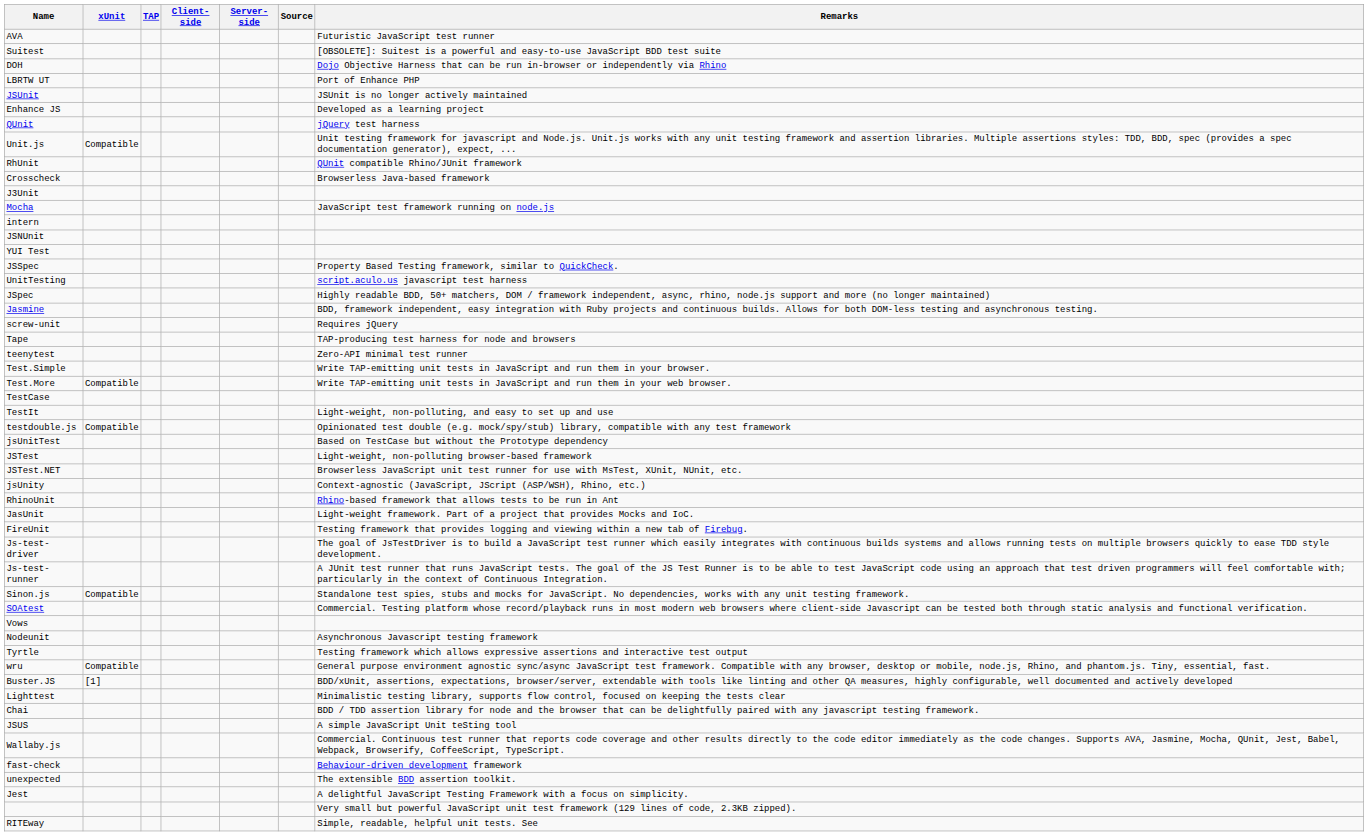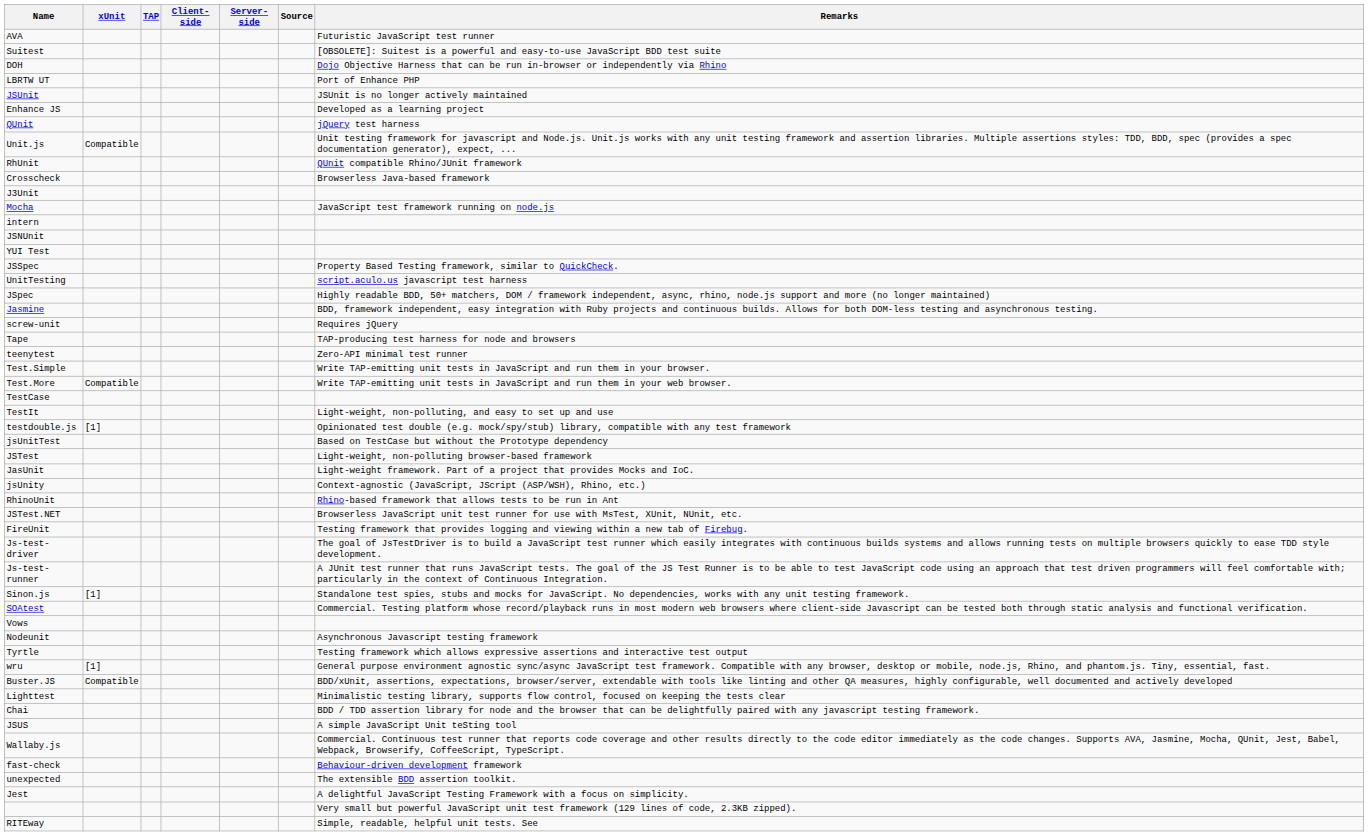(112, 427) Compatible -> (93, 427) [1]
rows swapped: (33, 471) <-> (25, 515)
(112, 594) Compatible -> (93, 594) [1]
(112, 667) Compatible -> (93, 667) [1]
(93, 682) [1] -> (112, 682) Compatible
